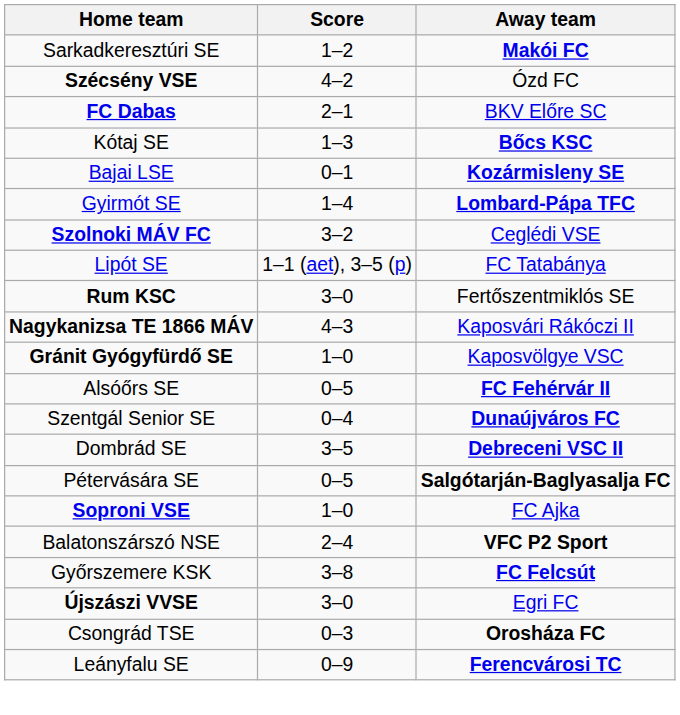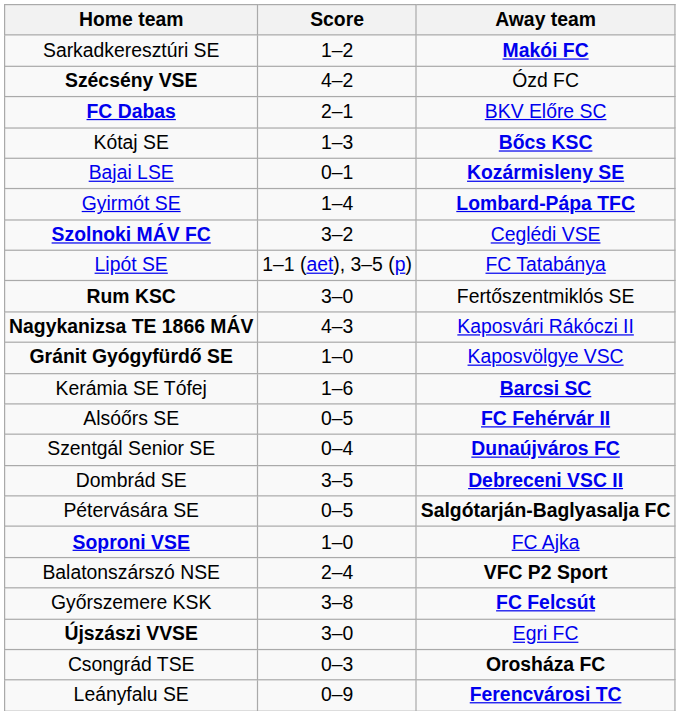+ row: (131, 388)
